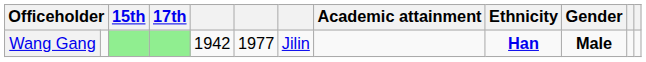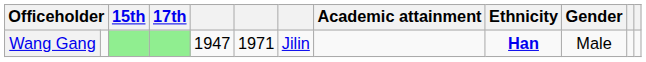(212, 43) 1942 -> (212, 43) 1947
(256, 43) 1977 -> (256, 43) 1971
(594, 43) bold -> (594, 43) normal
